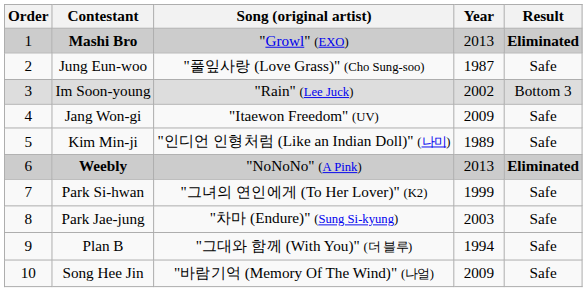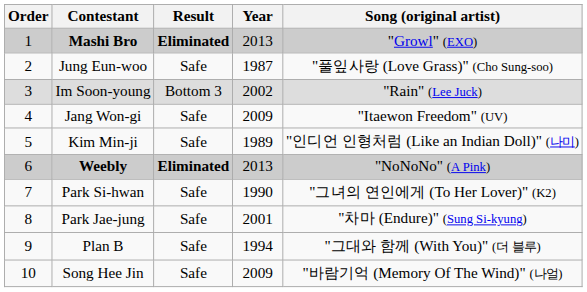columns swapped: (304, 16) <-> (543, 16)
(479, 192) 1999 -> (258, 192) 1990
(479, 219) 2003 -> (258, 219) 2001
